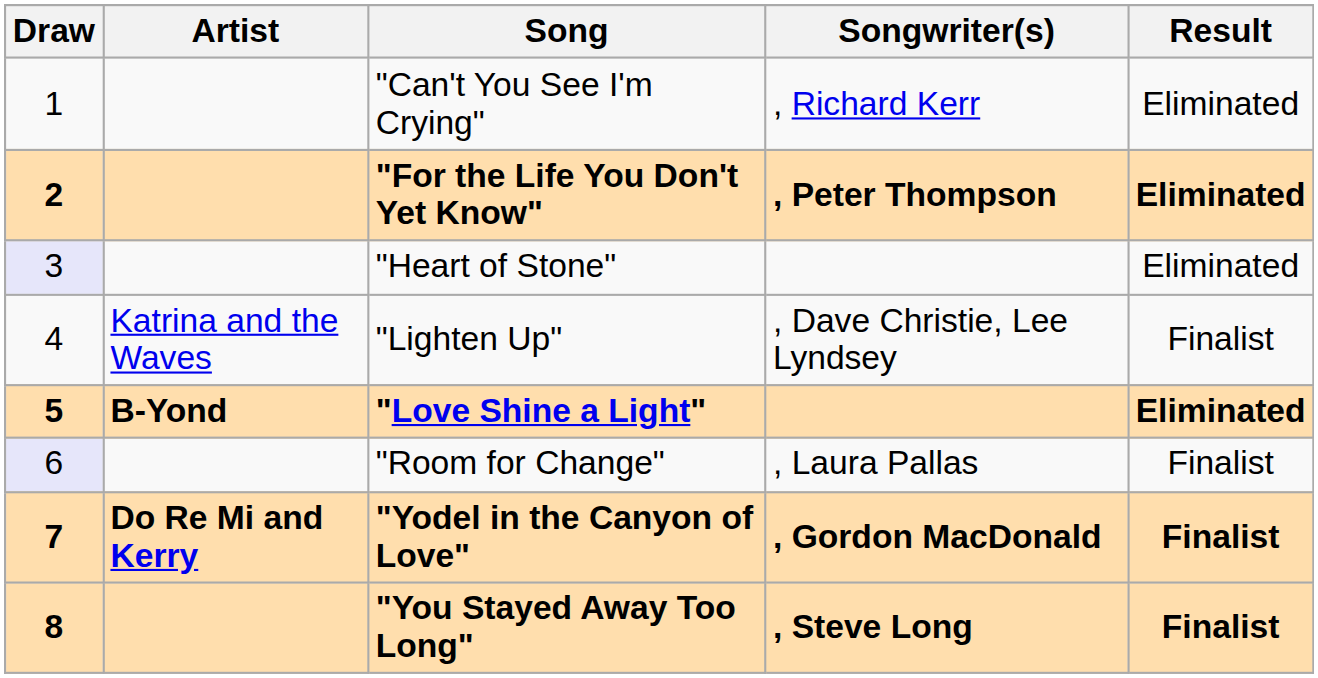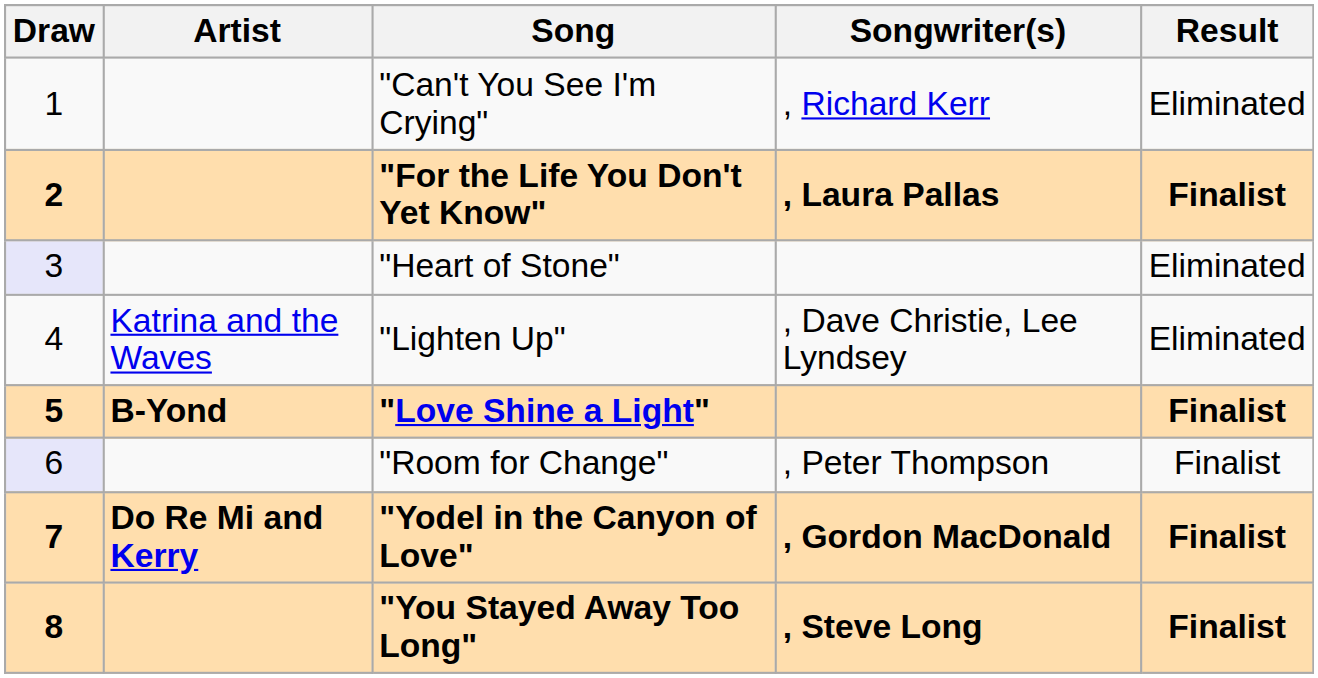(915, 194) , Peter Thompson -> (891, 194) , Laura Pallas
(1221, 194) Eliminated -> (1227, 194) Finalist
(1221, 338) Finalist -> (1227, 338) Eliminated
(1221, 410) Eliminated -> (1227, 410) Finalist
(876, 464) , Laura Pallas -> (916, 464) , Peter Thompson
